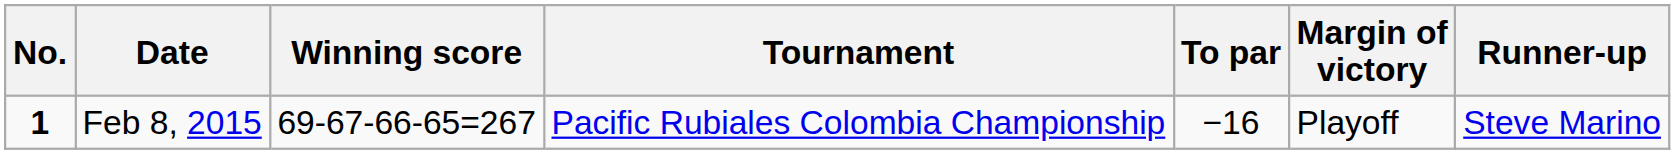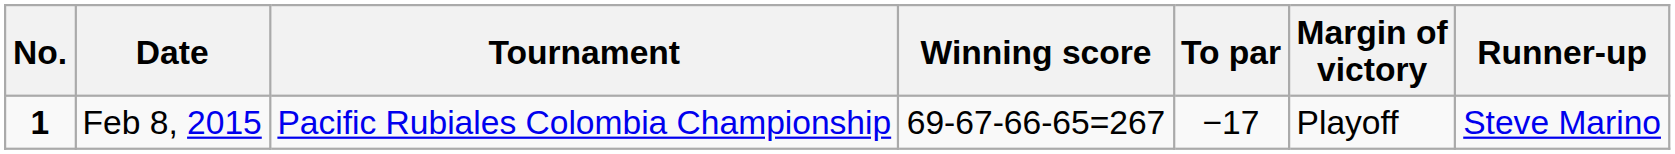columns swapped: (858, 51) <-> (407, 51)
(1231, 123) −16 -> (1231, 123) −17
